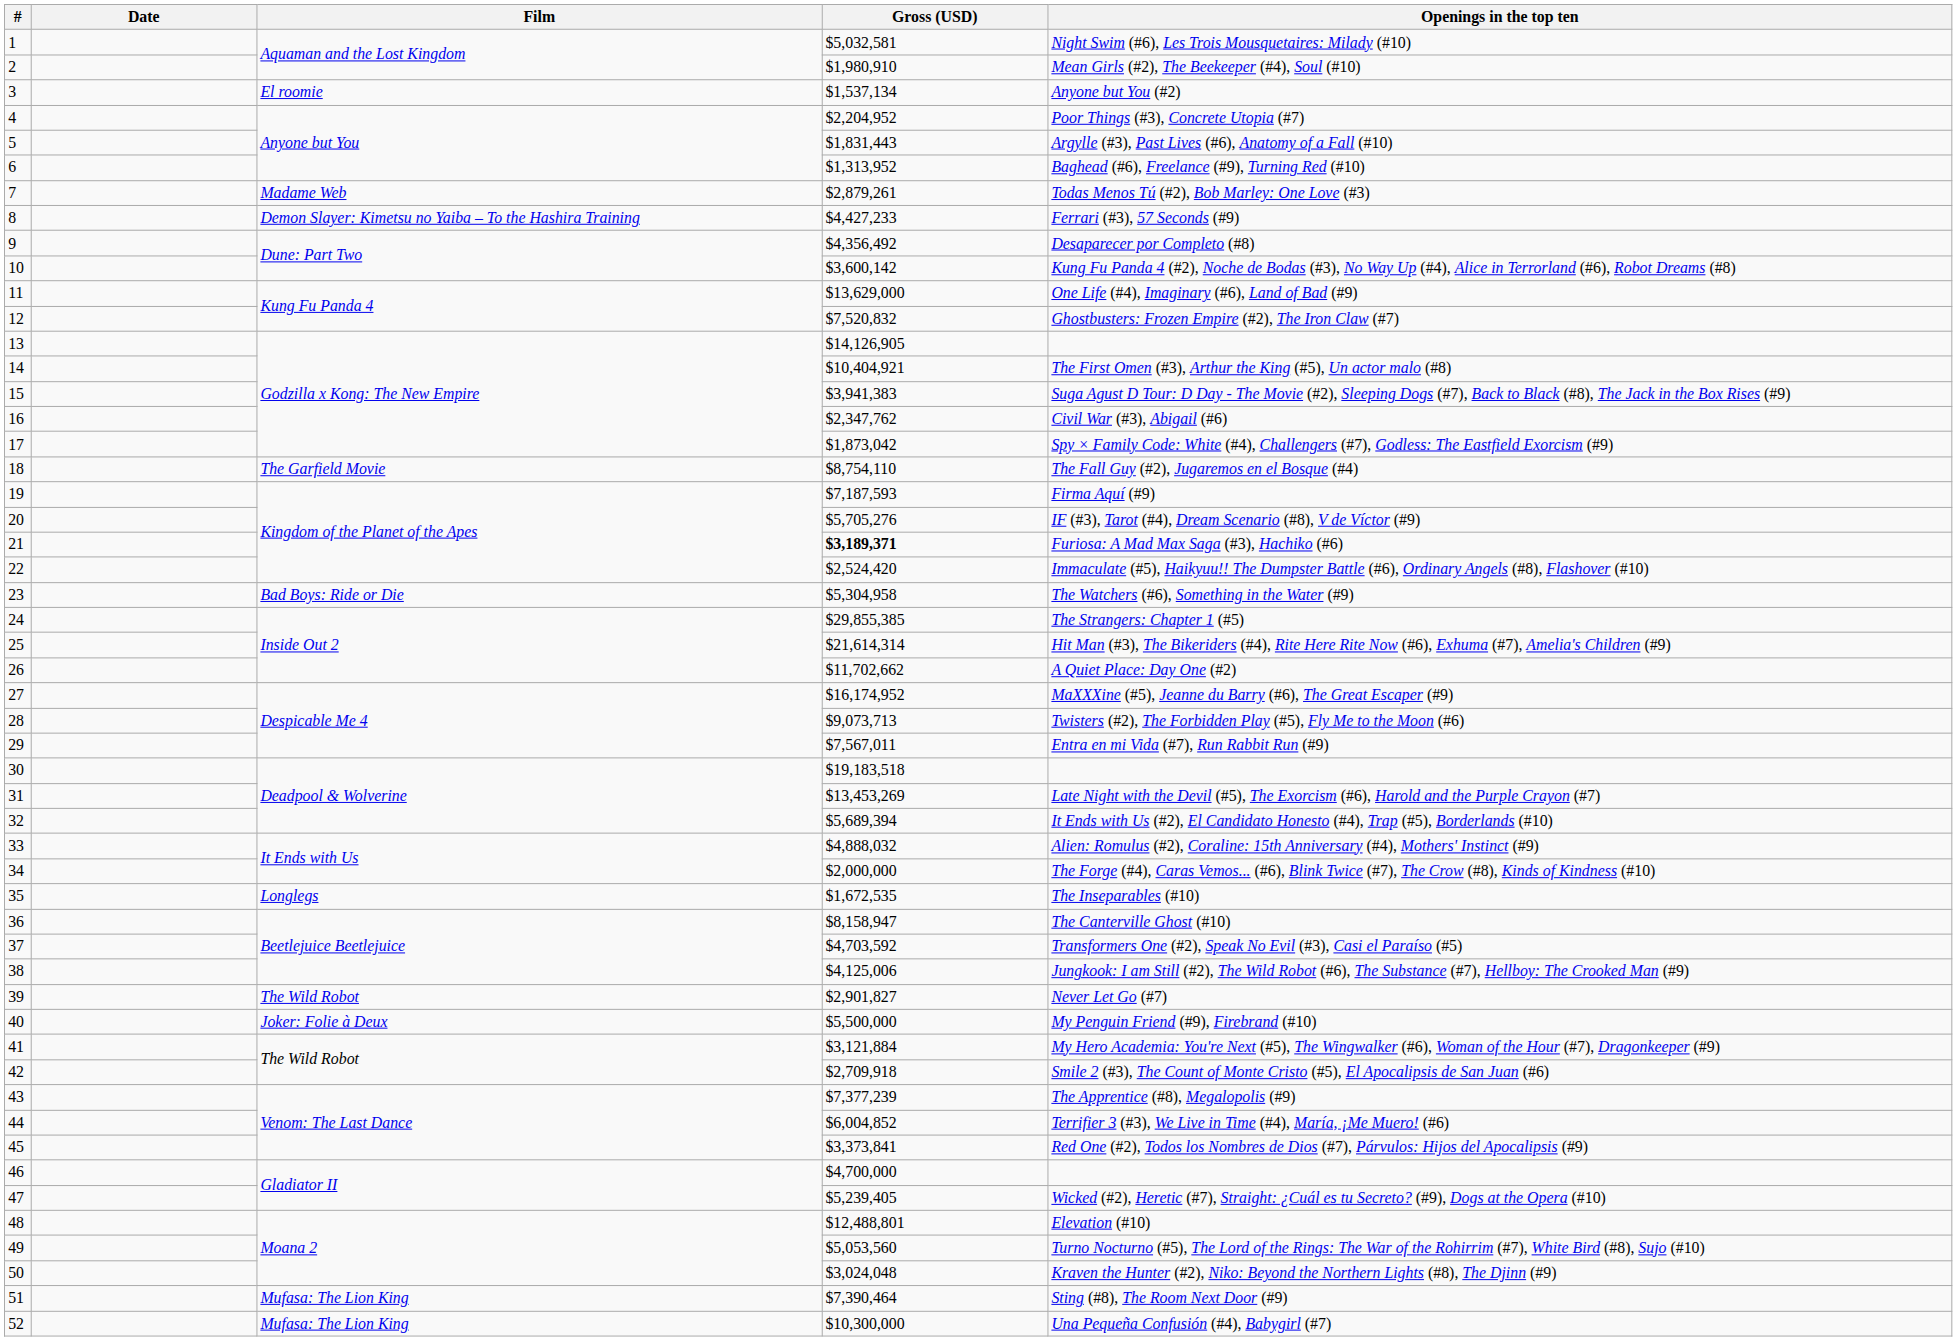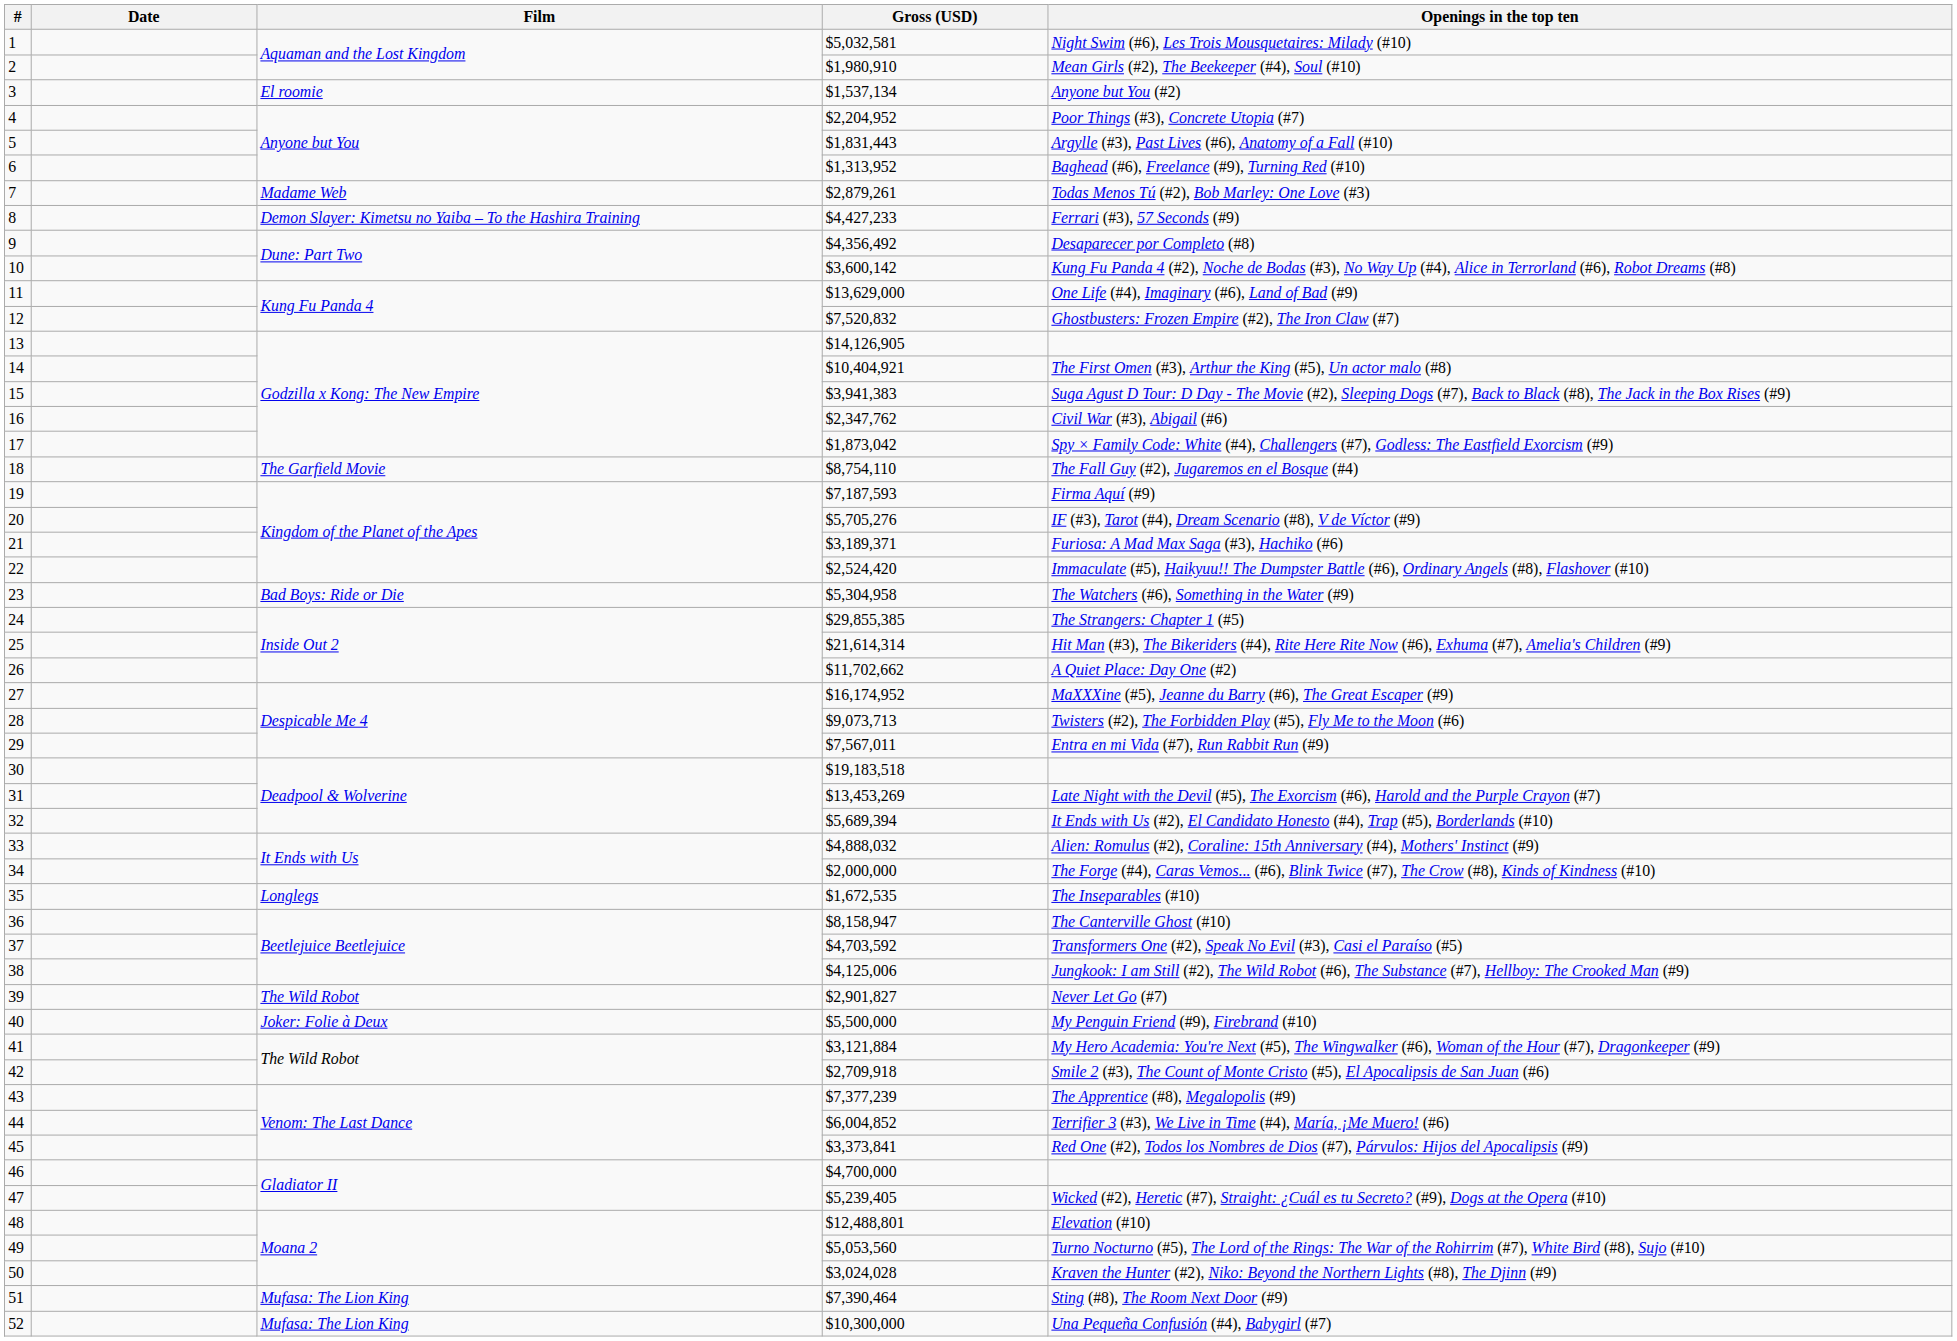(861, 544) bold -> (861, 544) normal
(861, 1273) $3,024,048 -> (861, 1273) $3,024,028
